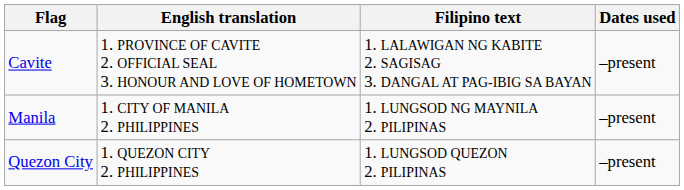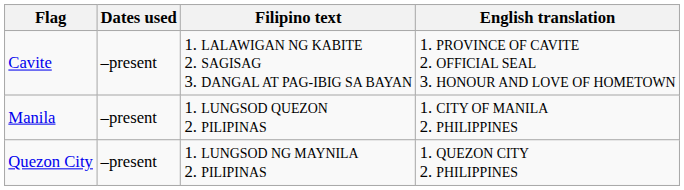columns swapped: (637, 17) <-> (229, 17)
(451, 117) 1. LUNGSOD NG MAYNILA 2. PILIPINAS -> (256, 117) 1. LUNGSOD QUEZON 2. PILIPINAS
(436, 162) 1. LUNGSOD QUEZON 2. PILIPINAS -> (272, 162) 1. LUNGSOD NG MAYNILA 2. PILIPINAS
